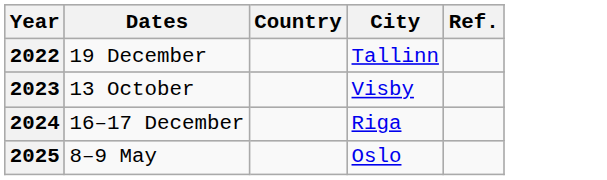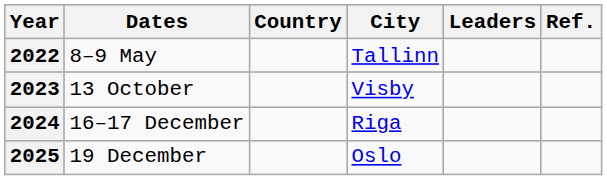+ column: (492, 22)
(138, 56) 19 December -> (113, 56) 8–9 May
(113, 157) 8–9 May -> (138, 157) 19 December
